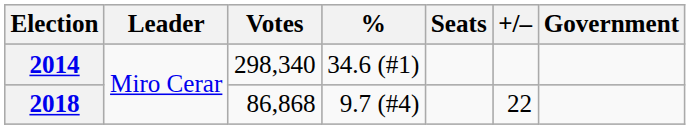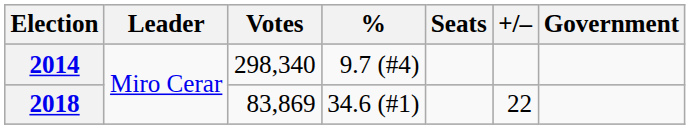(373, 64) 34.6 (#1) -> (379, 64) 9.7 (#4)
(281, 104) 86,868 -> (281, 104) 83,869
(379, 104) 9.7 (#4) -> (373, 104) 34.6 (#1)
